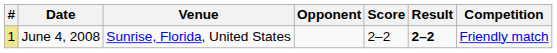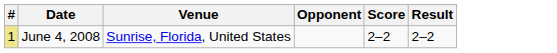- column: (504, 15)
(423, 36) bold -> (423, 36) normal
